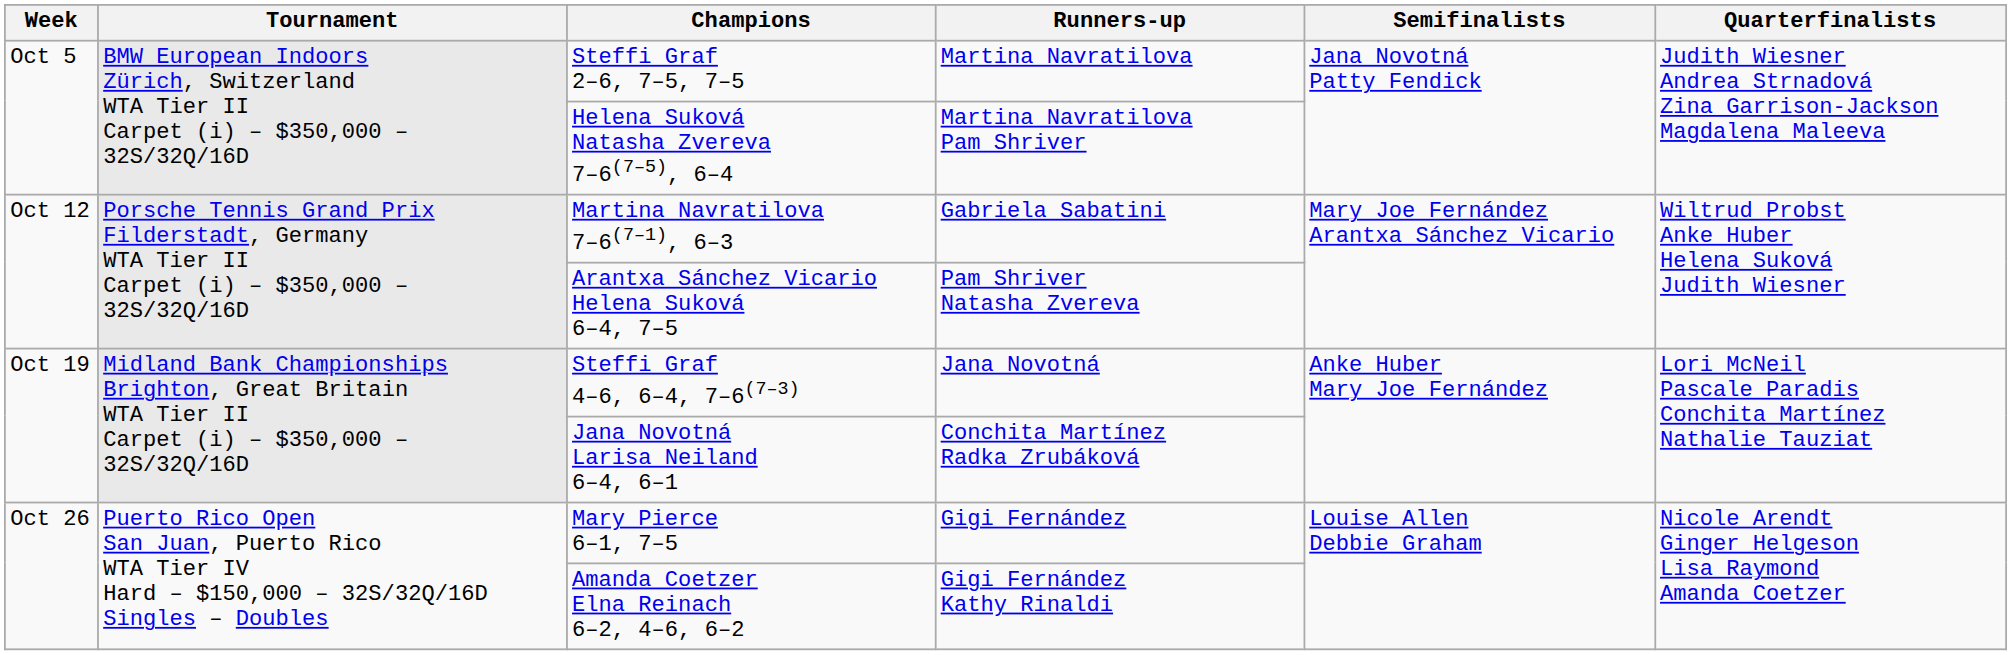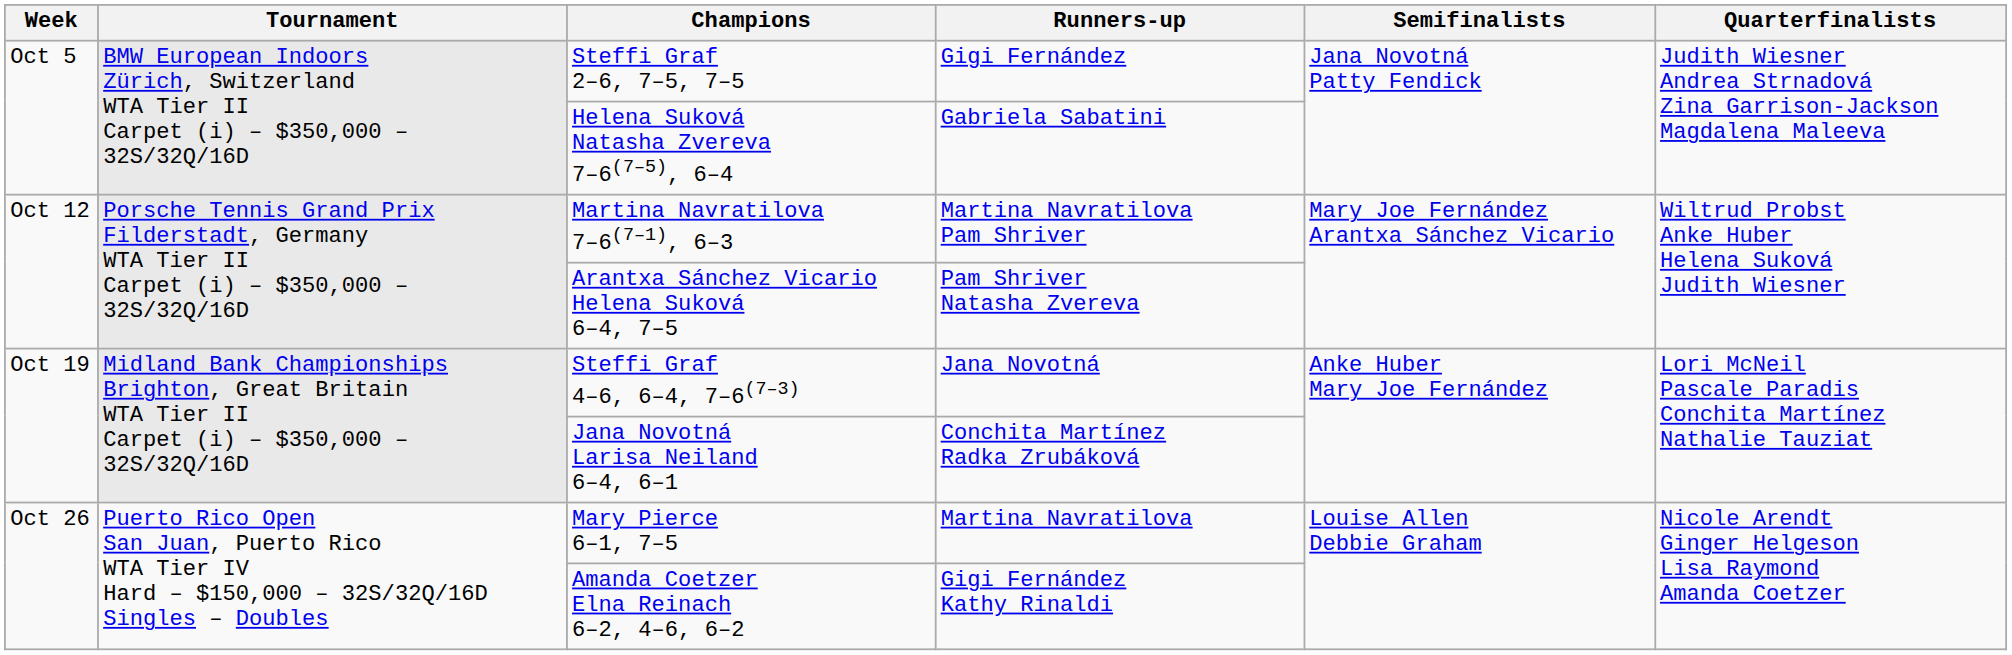(1067, 59) Martina Navratilova -> (1034, 59) Gigi Fernández
(1067, 132) Martina Navratilova Pam Shriver -> (1053, 120) Gabriela Sabatini
(1053, 213) Gabriela Sabatini -> (1067, 225) Martina Navratilova Pam Shriver
(1034, 521) Gigi Fernández -> (1067, 521) Martina Navratilova
